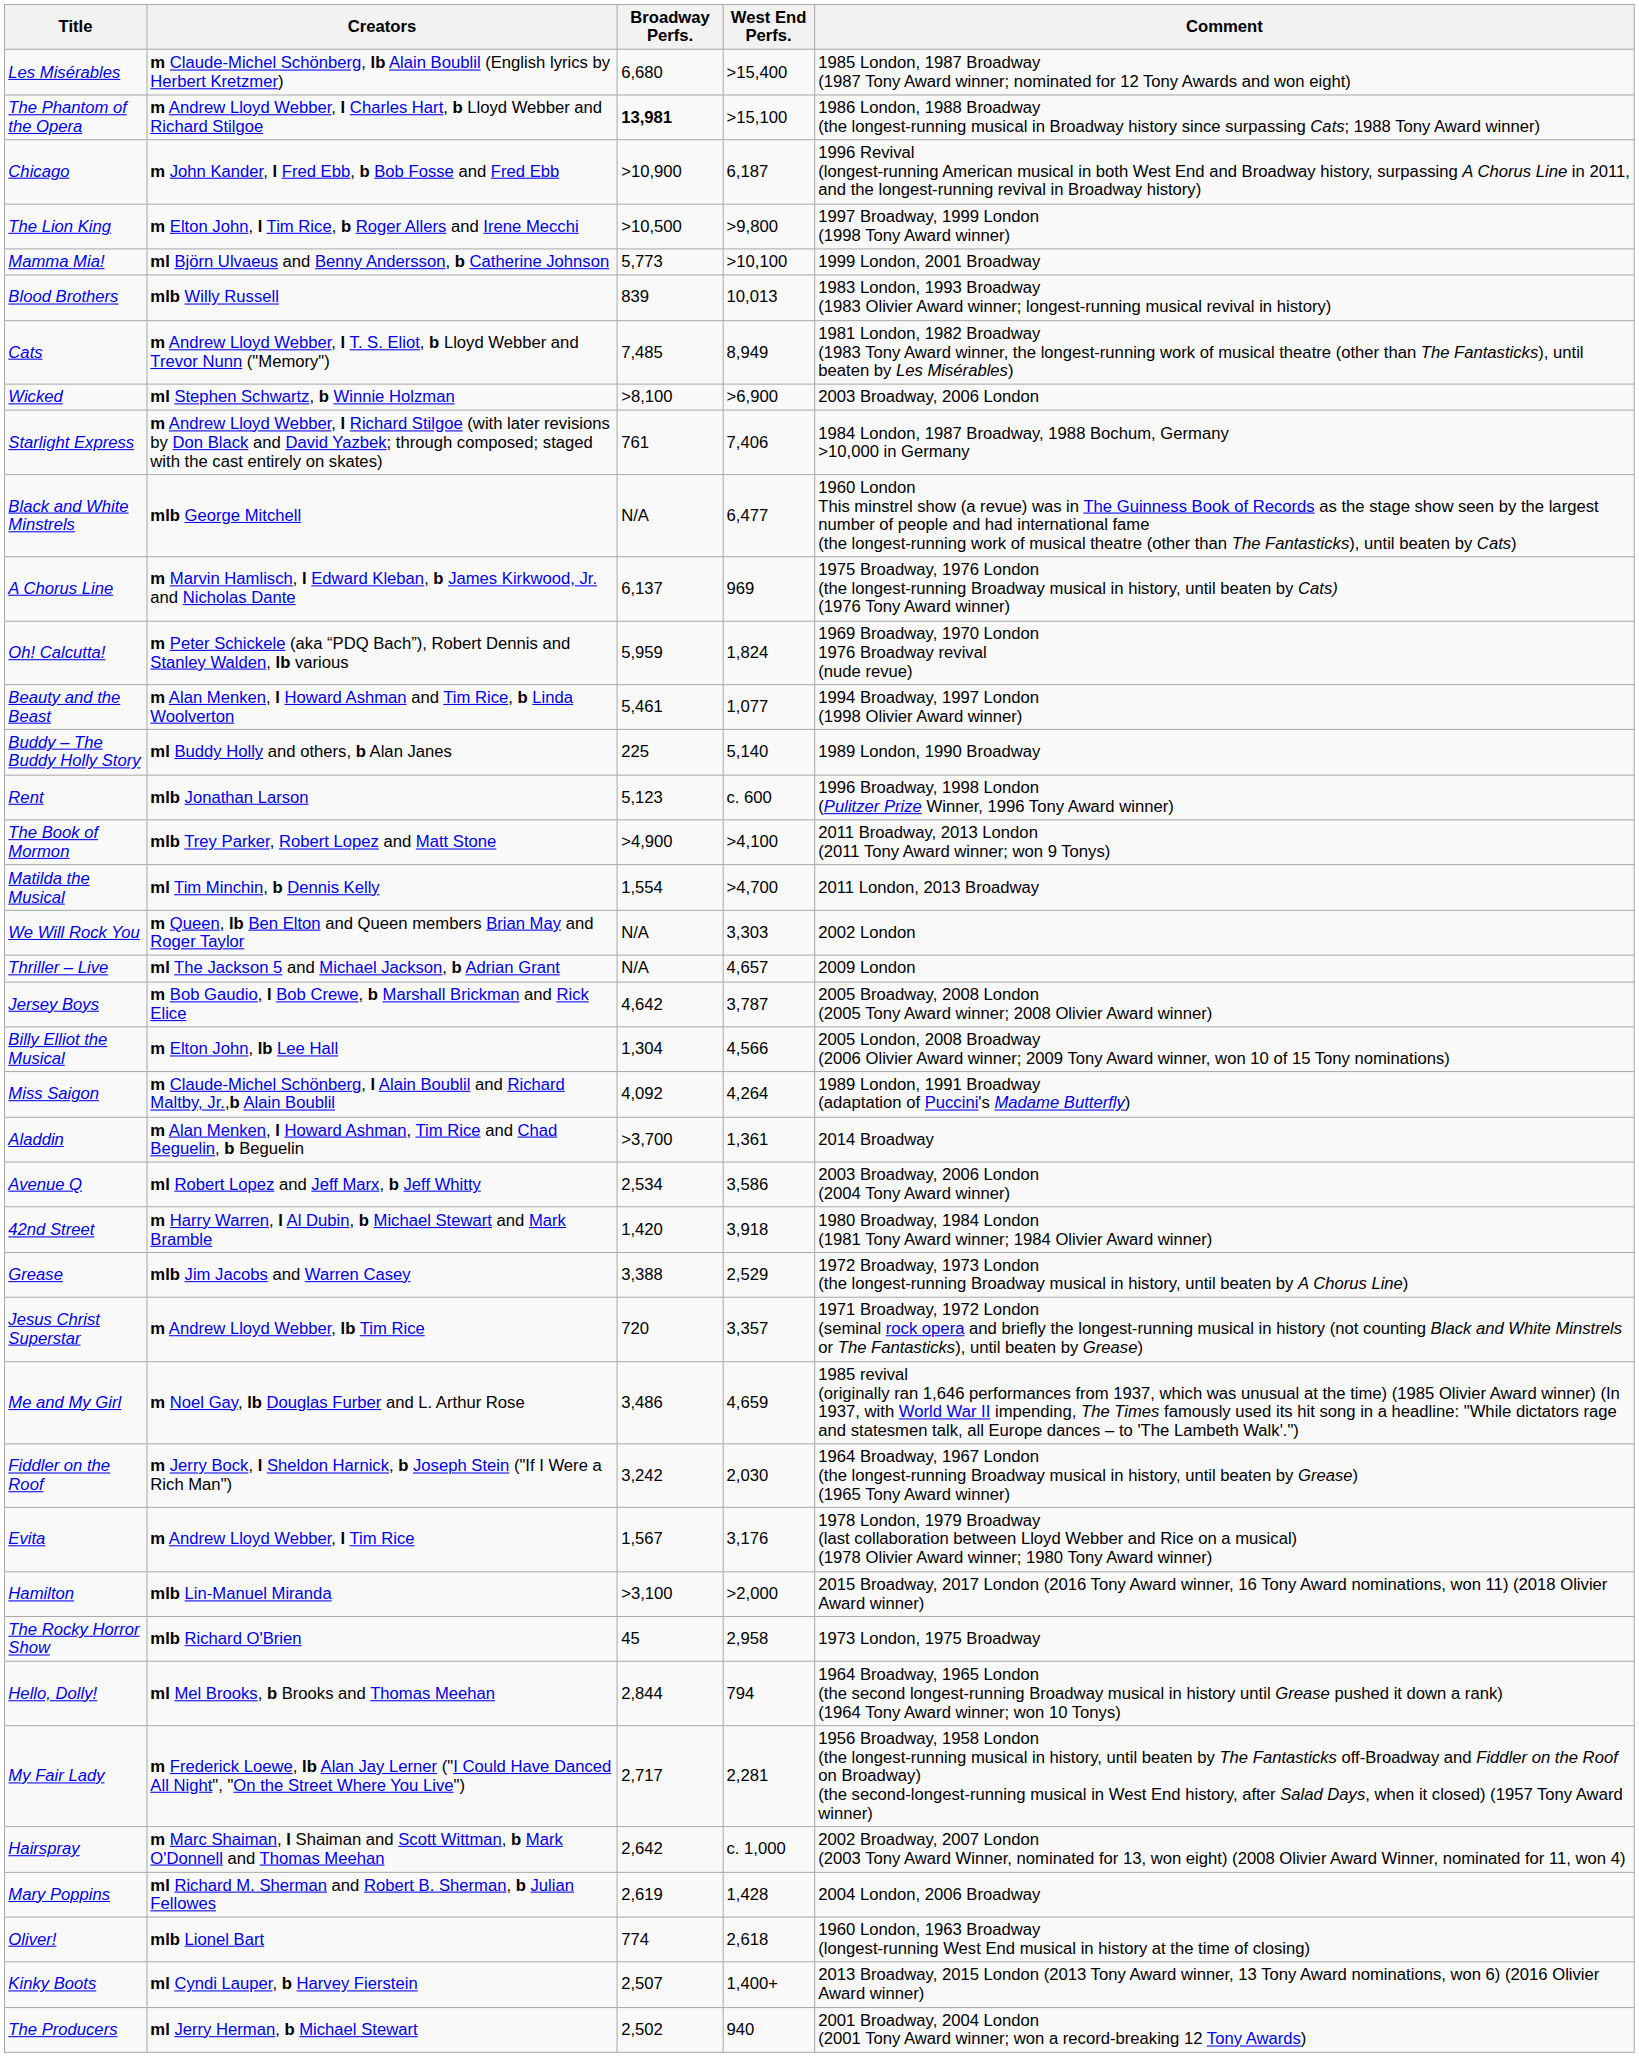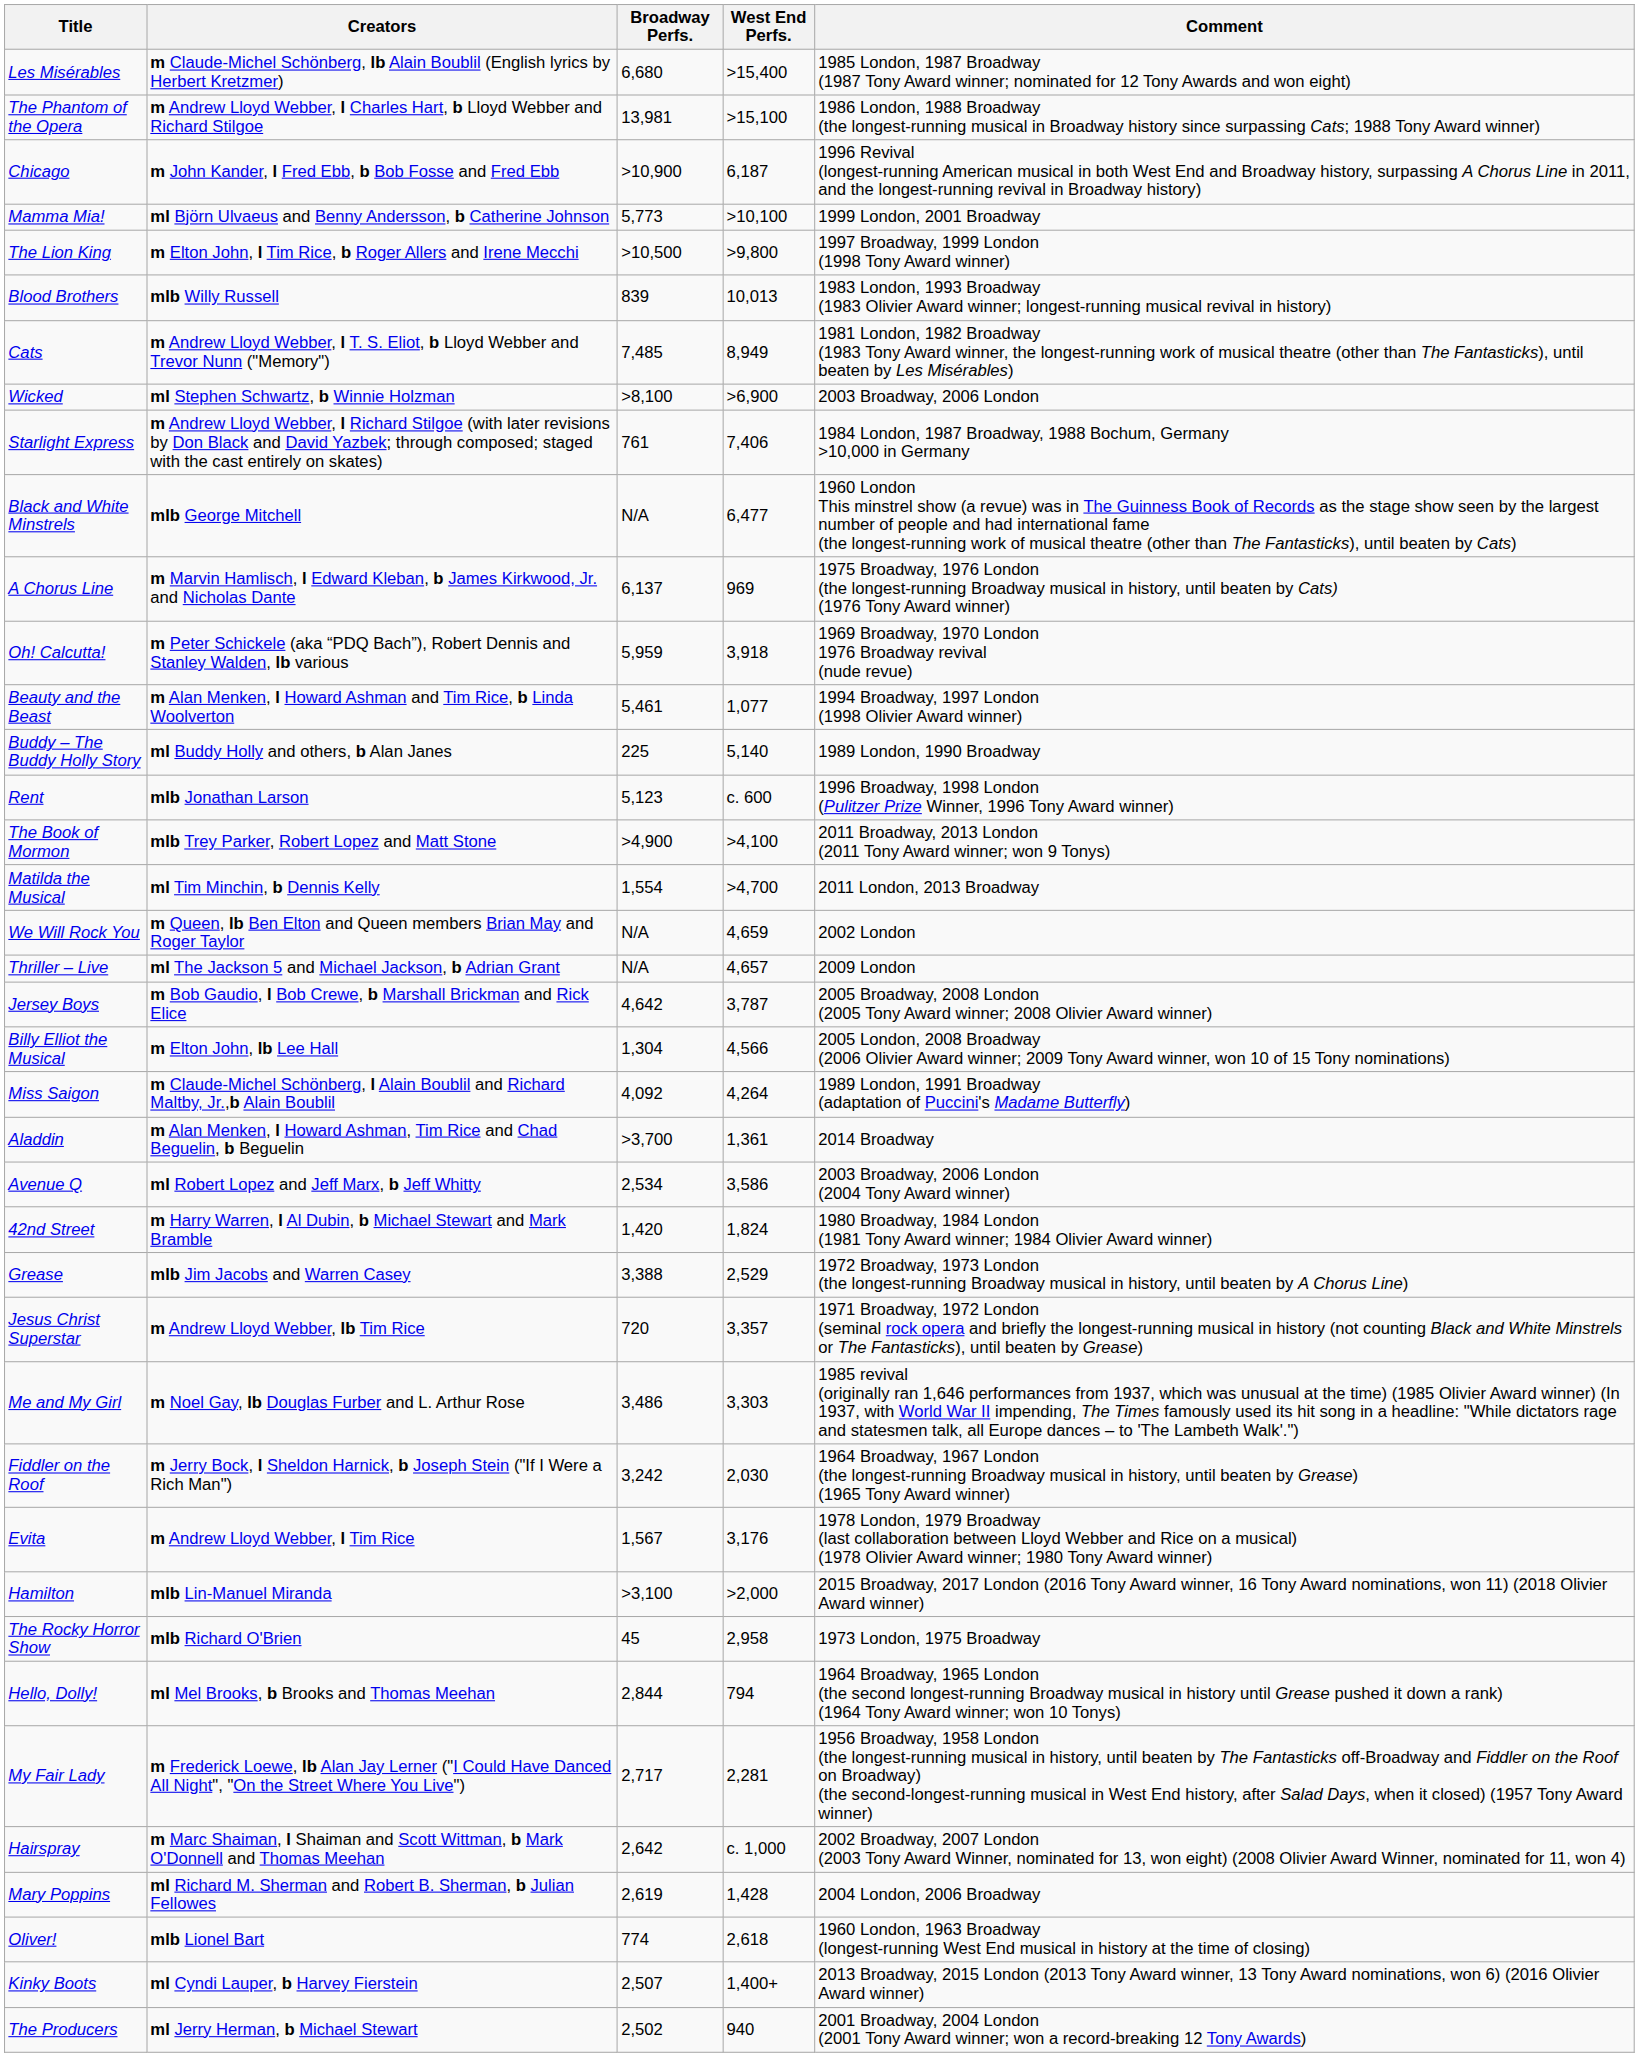(647, 117) bold -> (647, 117) normal
rows swapped: (60, 226) <-> (56, 261)
(747, 652) 1,824 -> (747, 652) 3,918
(747, 932) 3,303 -> (747, 932) 4,659
(747, 1229) 3,918 -> (747, 1229) 1,824
(747, 1402) 4,659 -> (747, 1402) 3,303
